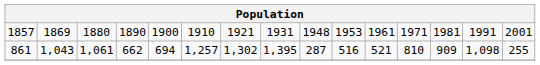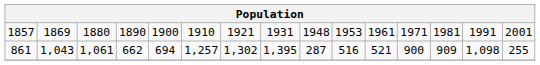(414, 51) 810 -> (414, 51) 900
